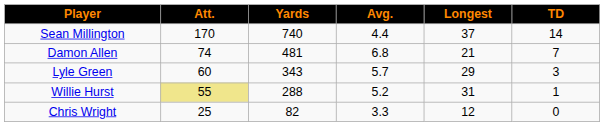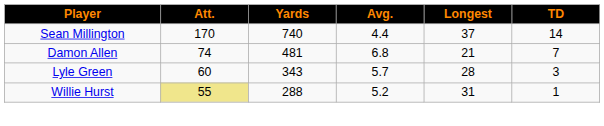(468, 72) 29 -> (468, 72) 28
- row: (82, 111)
